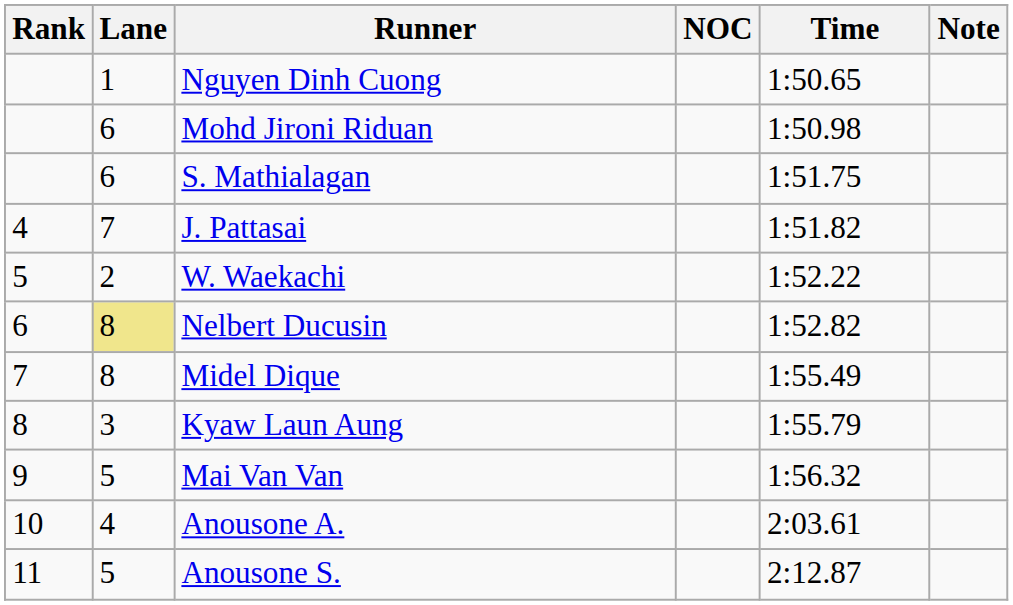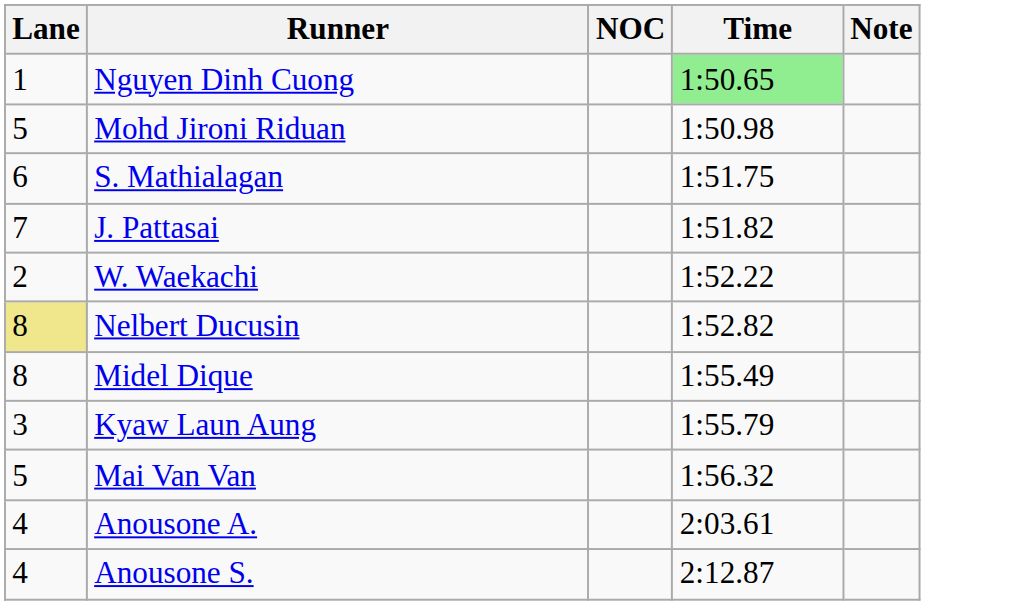- column: (49, 29)
(814, 78) no background -> (727, 78) lightgreen background
(107, 128) 6 -> (20, 128) 5
(107, 573) 5 -> (20, 573) 4
